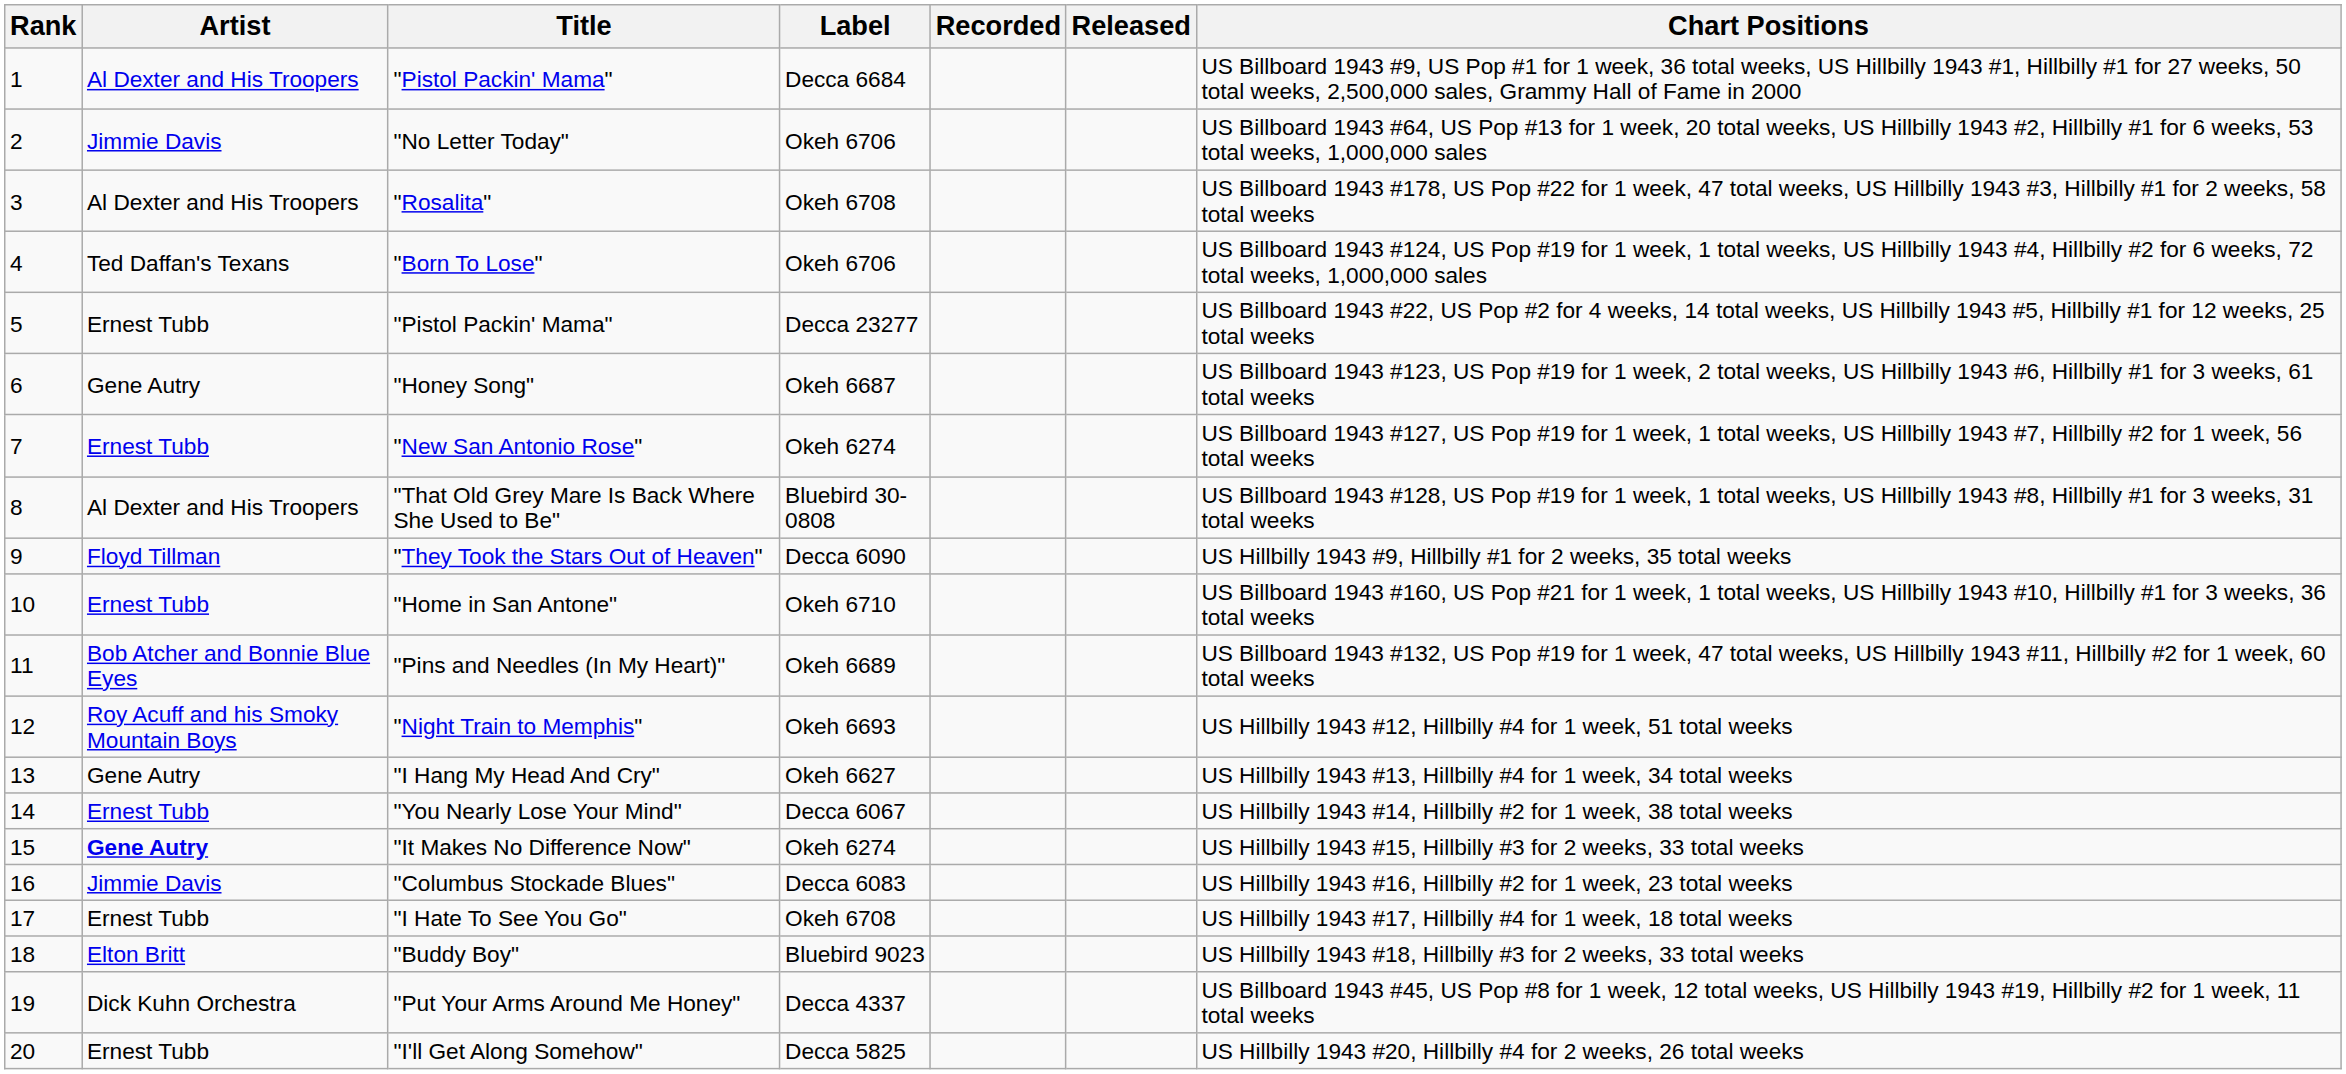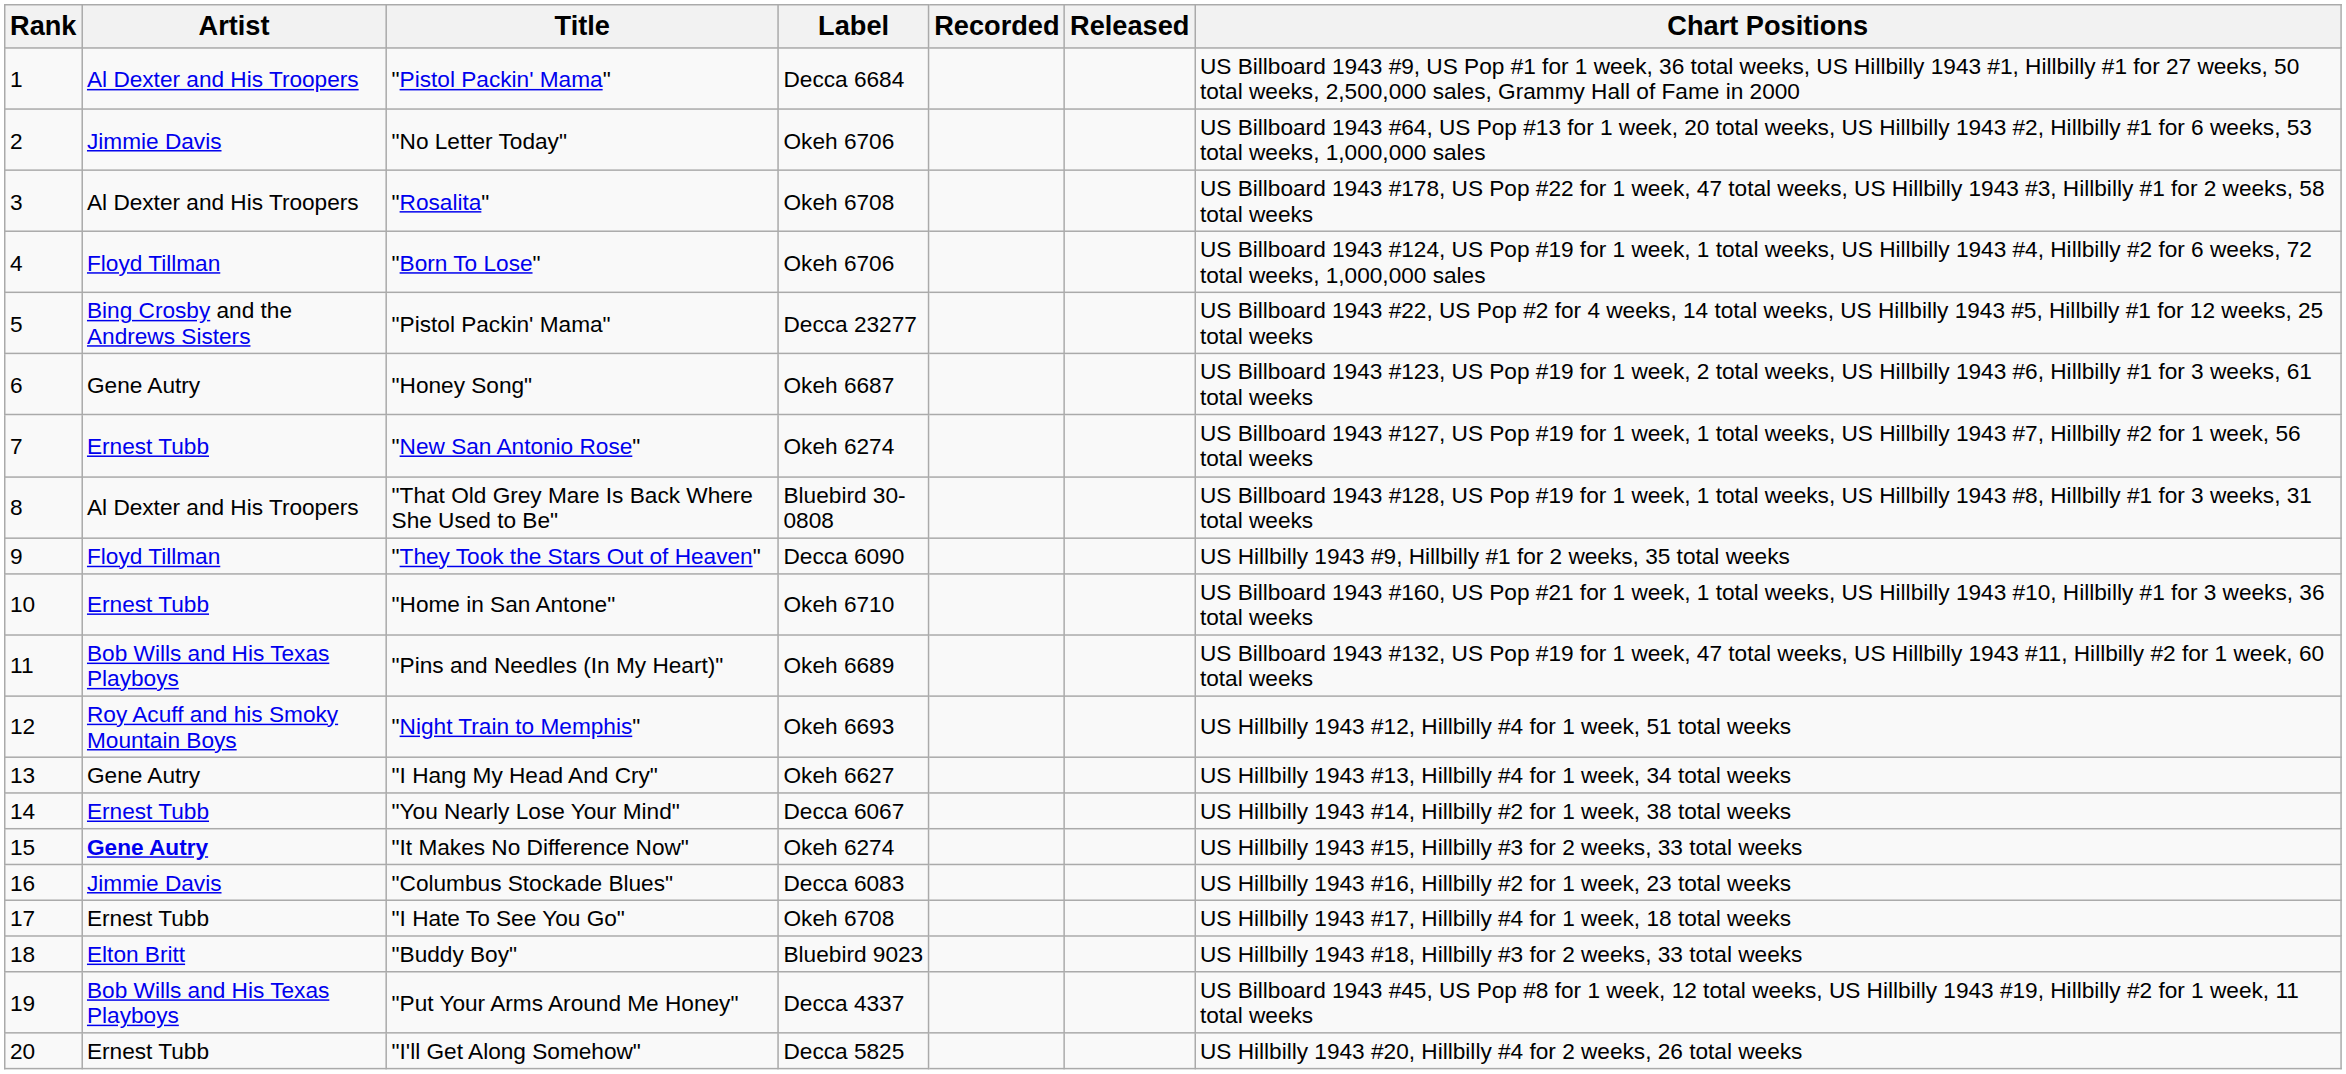(188, 262) Ted Daffan's Texans -> (154, 262) Floyd Tillman
(148, 324) Ernest Tubb -> (190, 324) Bing Crosby and the Andrews Sisters
(229, 665) Bob Atcher and Bonnie Blue Eyes -> (208, 665) Bob Wills and His Texas Playboys
(191, 1003) Dick Kuhn Orchestra -> (208, 1003) Bob Wills and His Texas Playboys
